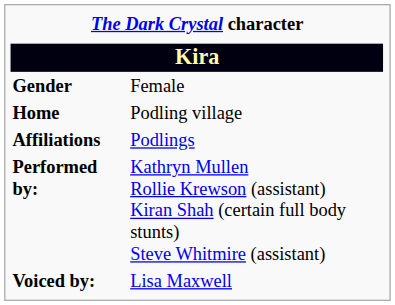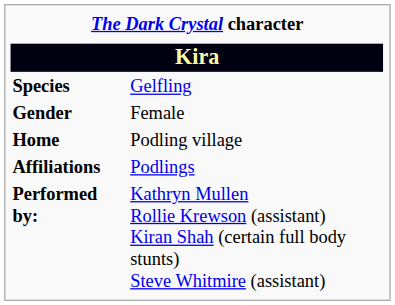+ row: (41, 86)
- row: (54, 280)
